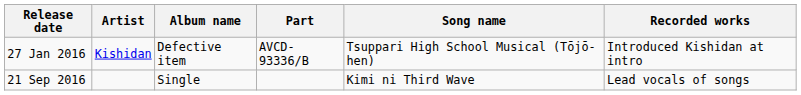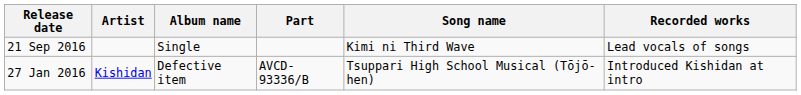rows swapped: (46, 54) <-> (46, 80)
